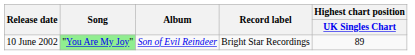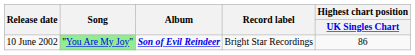(177, 42) normal -> (179, 42) bold
(360, 42) 89 -> (363, 42) 86
